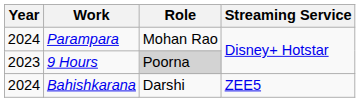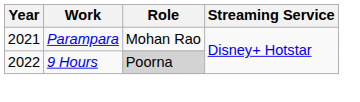(24, 39) 2024 -> (24, 39) 2021
(24, 62) 2023 -> (24, 62) 2022
- row: (91, 85)
